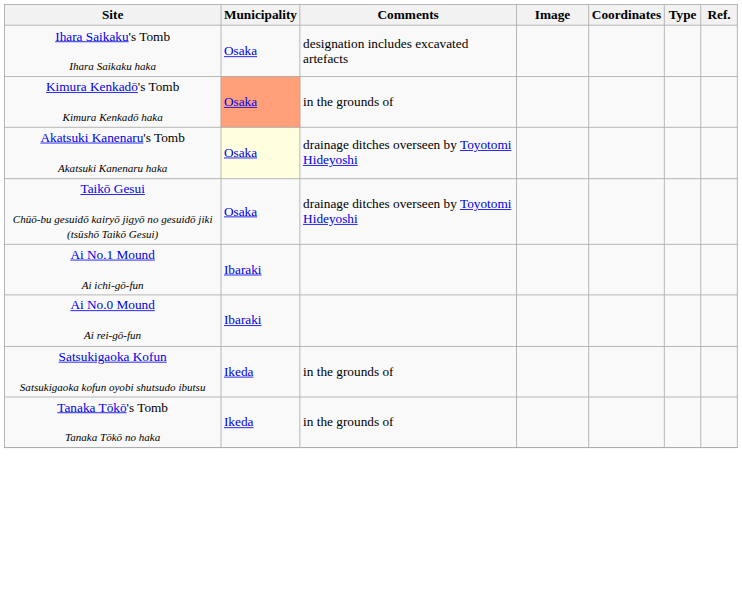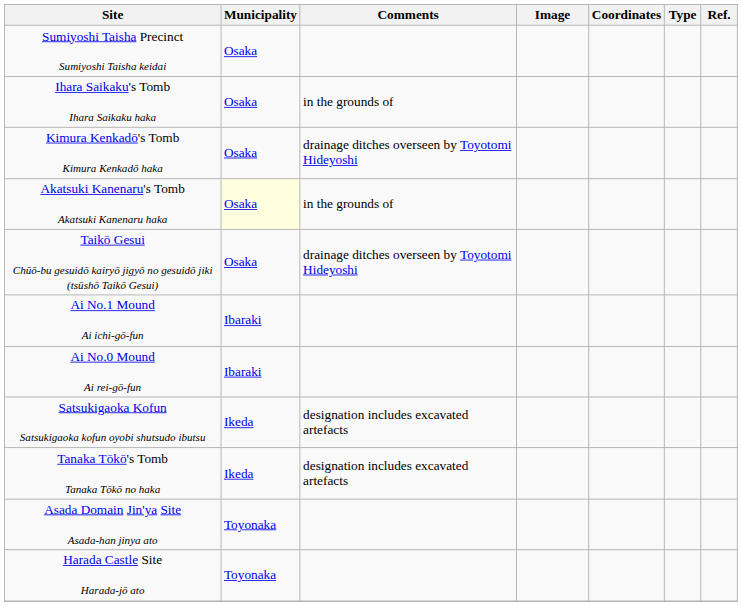+ row: (113, 51)
(386, 51) designation includes excavated artefacts -> (348, 101) in the grounds of
(241, 101) lightsalmon background -> (241, 152) no background
(348, 101) in the grounds of -> (407, 152) drainage ditches overseen by Toyotomi Hideyoshi
(407, 152) drainage ditches overseen by Toyotomi Hideyoshi -> (348, 203) in the grounds of
(348, 371) in the grounds of -> (386, 422) designation includes excavated artefacts
(348, 422) in the grounds of -> (386, 473) designation includes excavated artefacts
+ row: (113, 524)
+ row: (113, 575)
